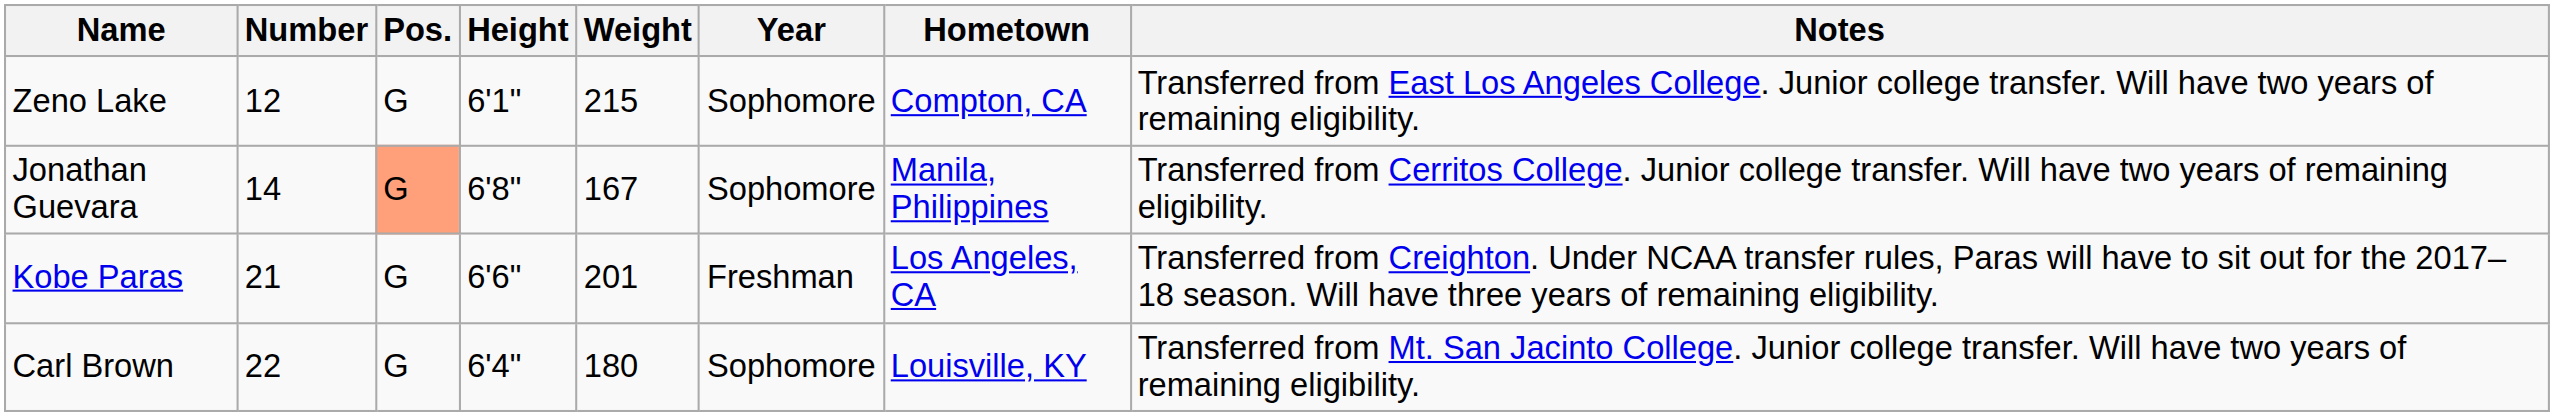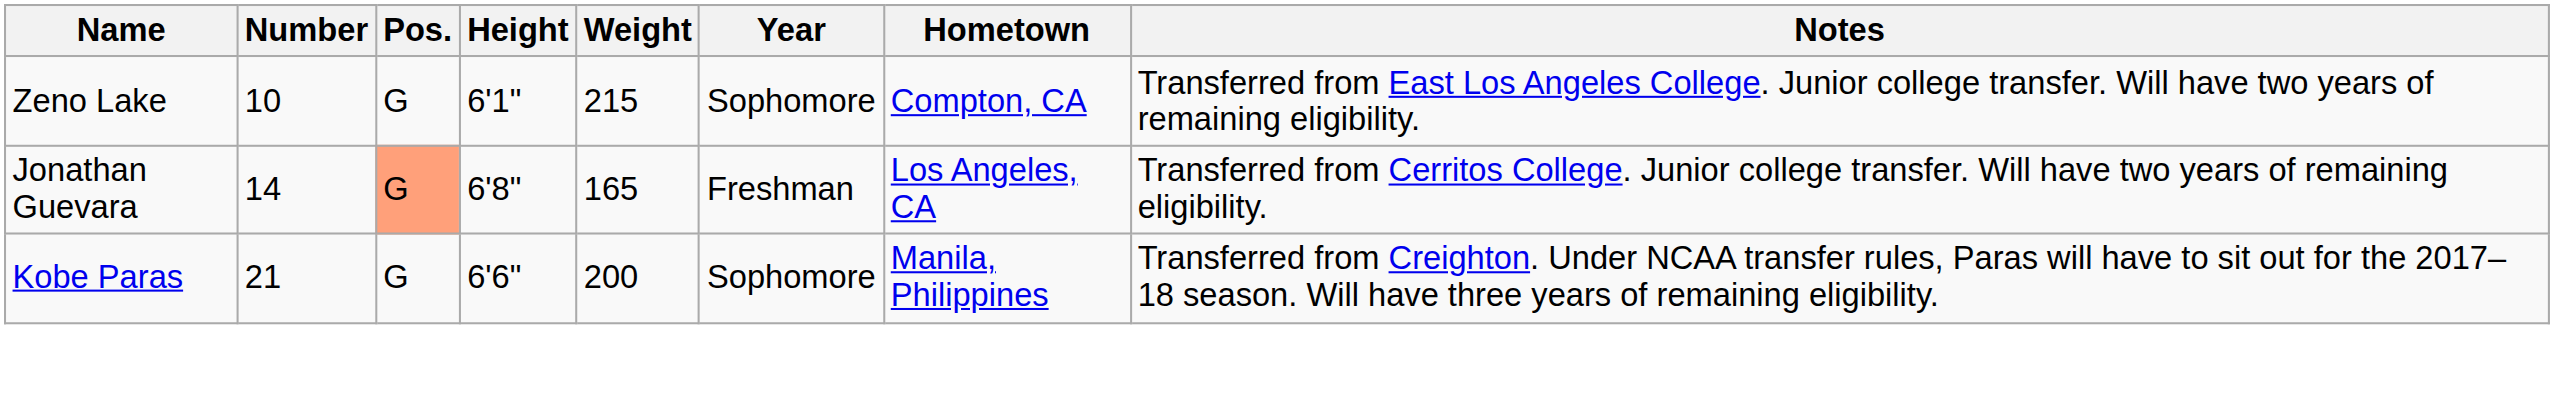(263, 100) 12 -> (263, 100) 10
(611, 188) 167 -> (611, 188) 165
(791, 188) Sophomore -> (780, 188) Freshman
(970, 188) Manila, Philippines -> (984, 188) Los Angeles, CA
(611, 277) 201 -> (611, 277) 200
(780, 277) Freshman -> (791, 277) Sophomore
(984, 277) Los Angeles, CA -> (970, 277) Manila, Philippines
- row: (93, 365)
